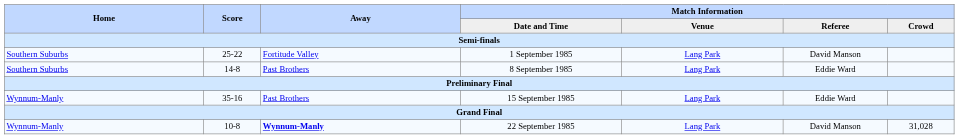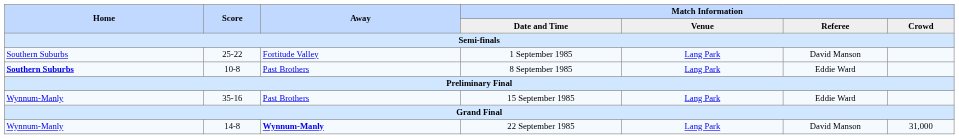(37, 69) normal -> (40, 69) bold
(232, 69) 14-8 -> (232, 69) 10-8
(232, 126) 10-8 -> (232, 126) 14-8
(921, 126) 31,028 -> (921, 126) 31,000
